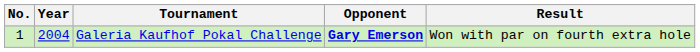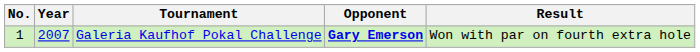(54, 37) 2004 -> (54, 37) 2007
